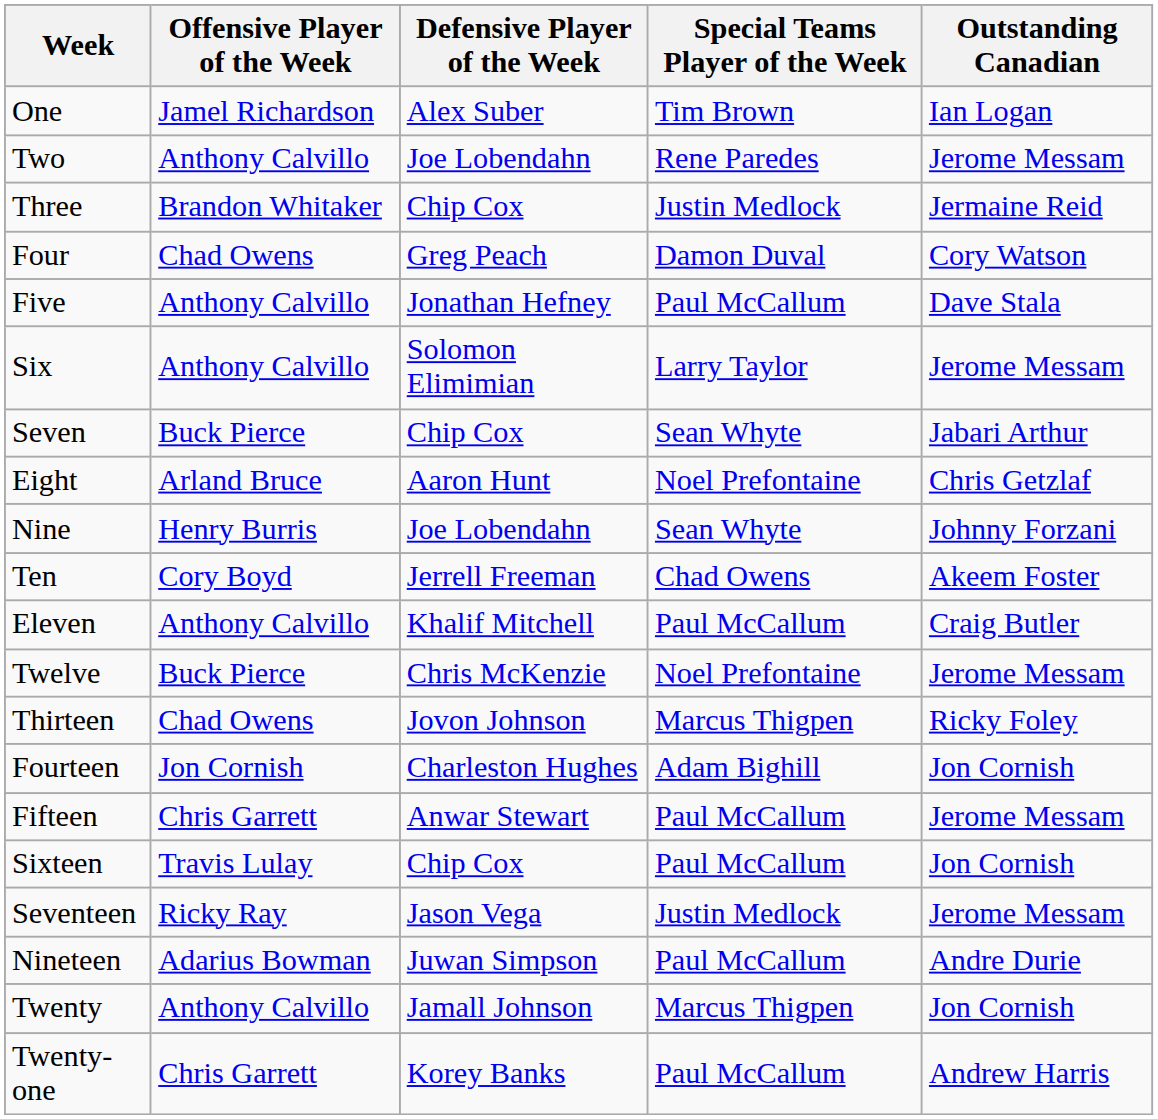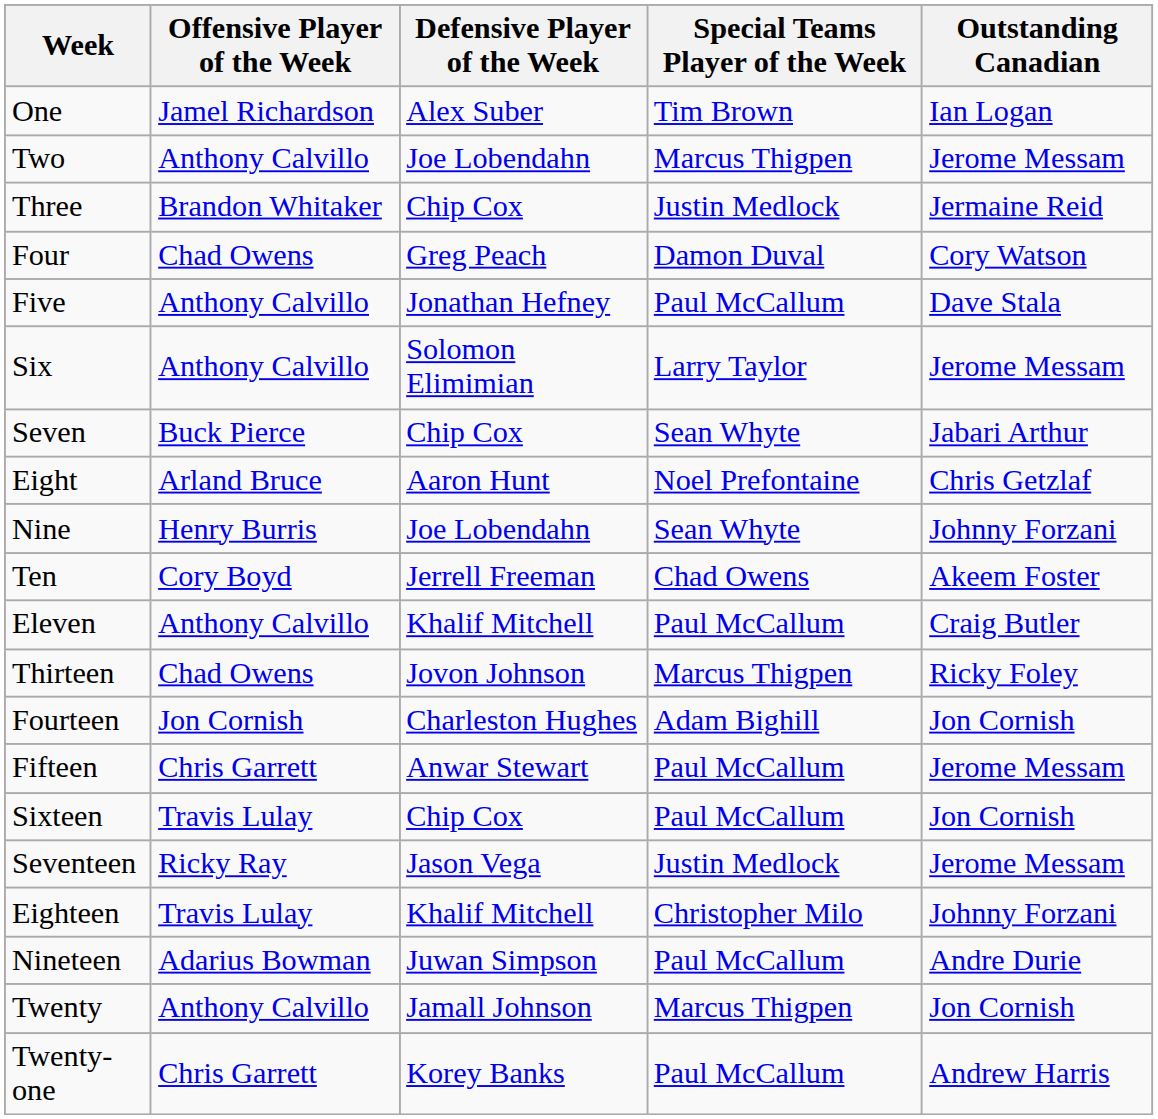(737, 158) Rene Paredes -> (753, 158) Marcus Thigpen
- row: (56, 672)
+ row: (66, 911)
